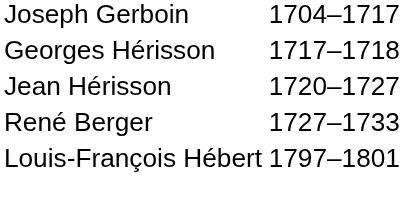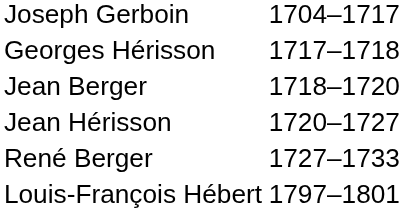+ row: (75, 86)
